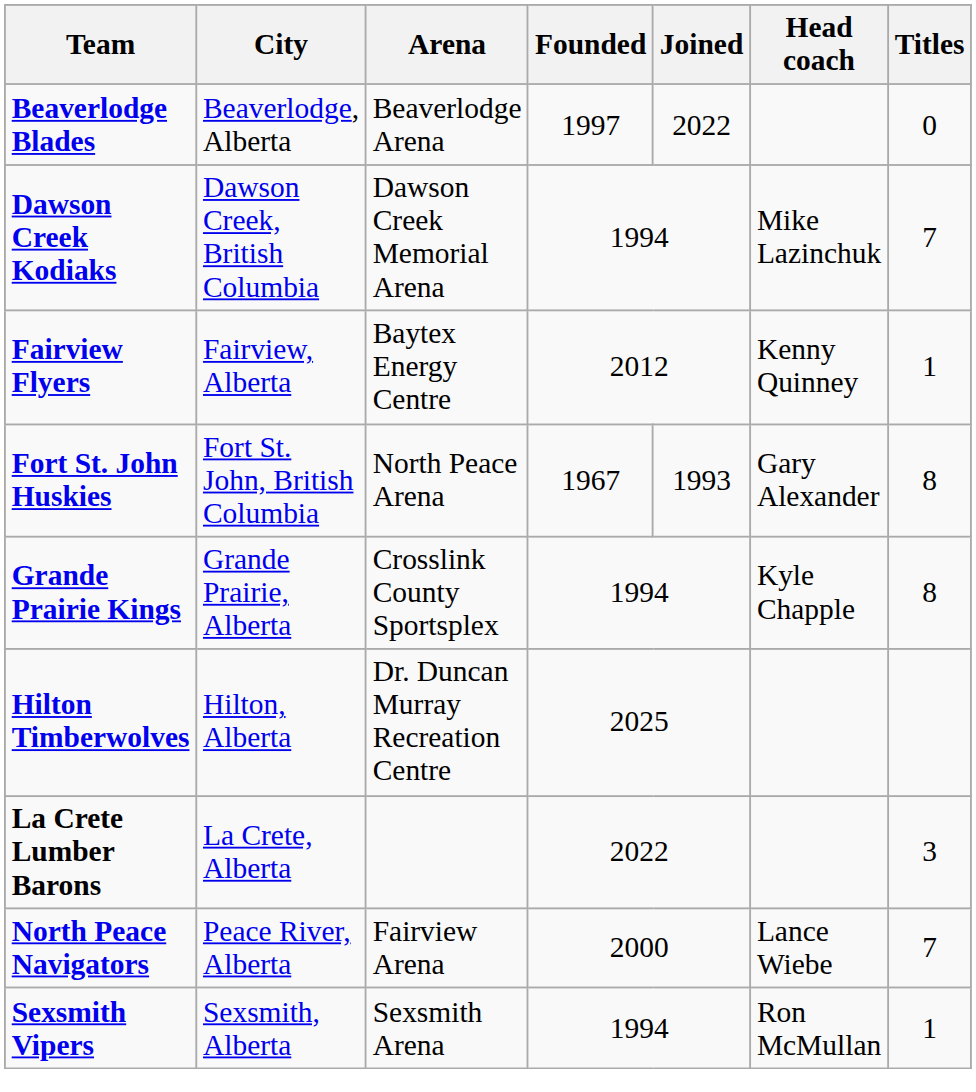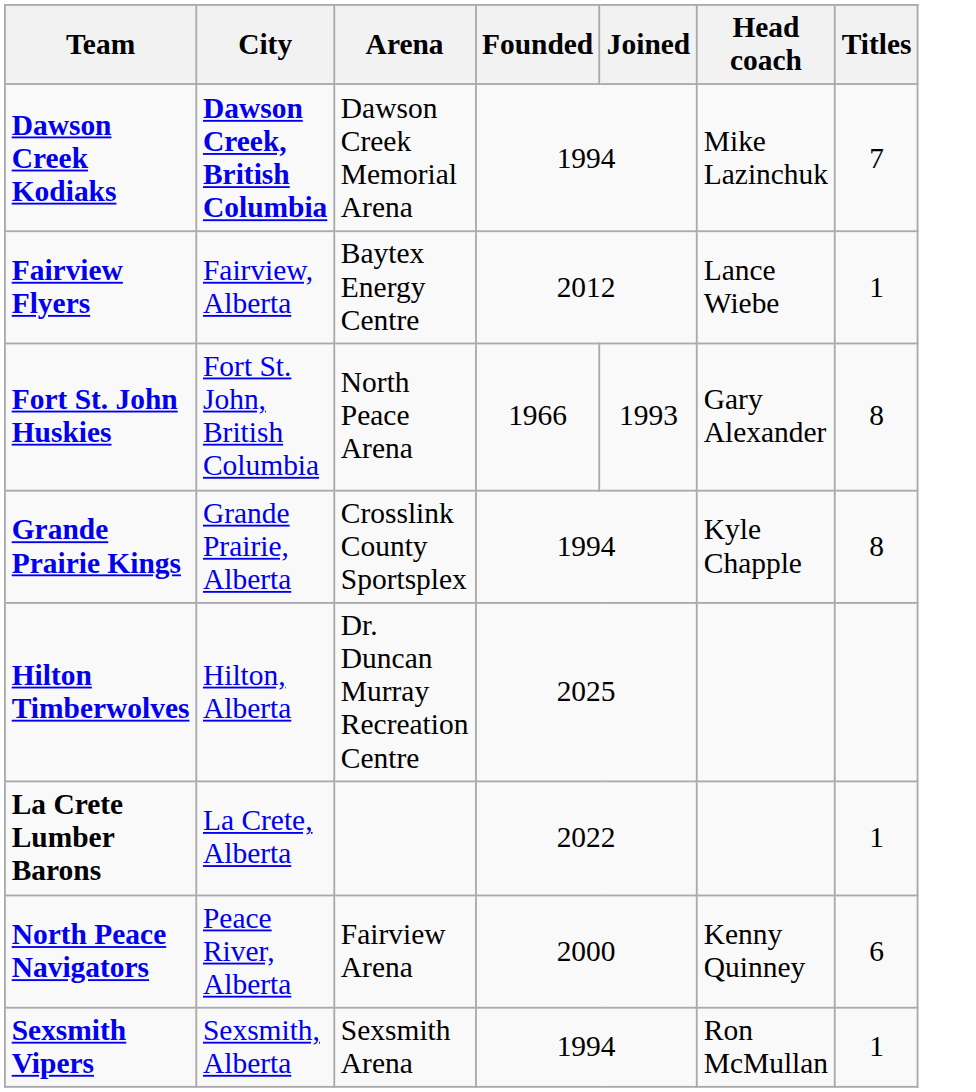- row: (89, 124)
(261, 237) normal -> (265, 157) bold
(808, 366) Kenny Quinney -> (742, 286) Lance Wiebe
(591, 479) 1967 -> (538, 416) 1966
(930, 851) 3 -> (877, 837) 1
(795, 947) Lance Wiebe -> (754, 950) Kenny Quinney
(930, 947) 7 -> (877, 950) 6
